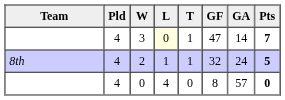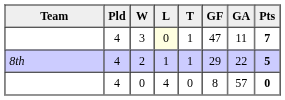(241, 38) 14 -> (241, 38) 11
(215, 61) 32 -> (215, 61) 29
(241, 61) 24 -> (241, 61) 22
